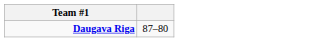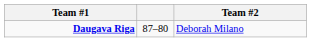+ column: (240, 12)
